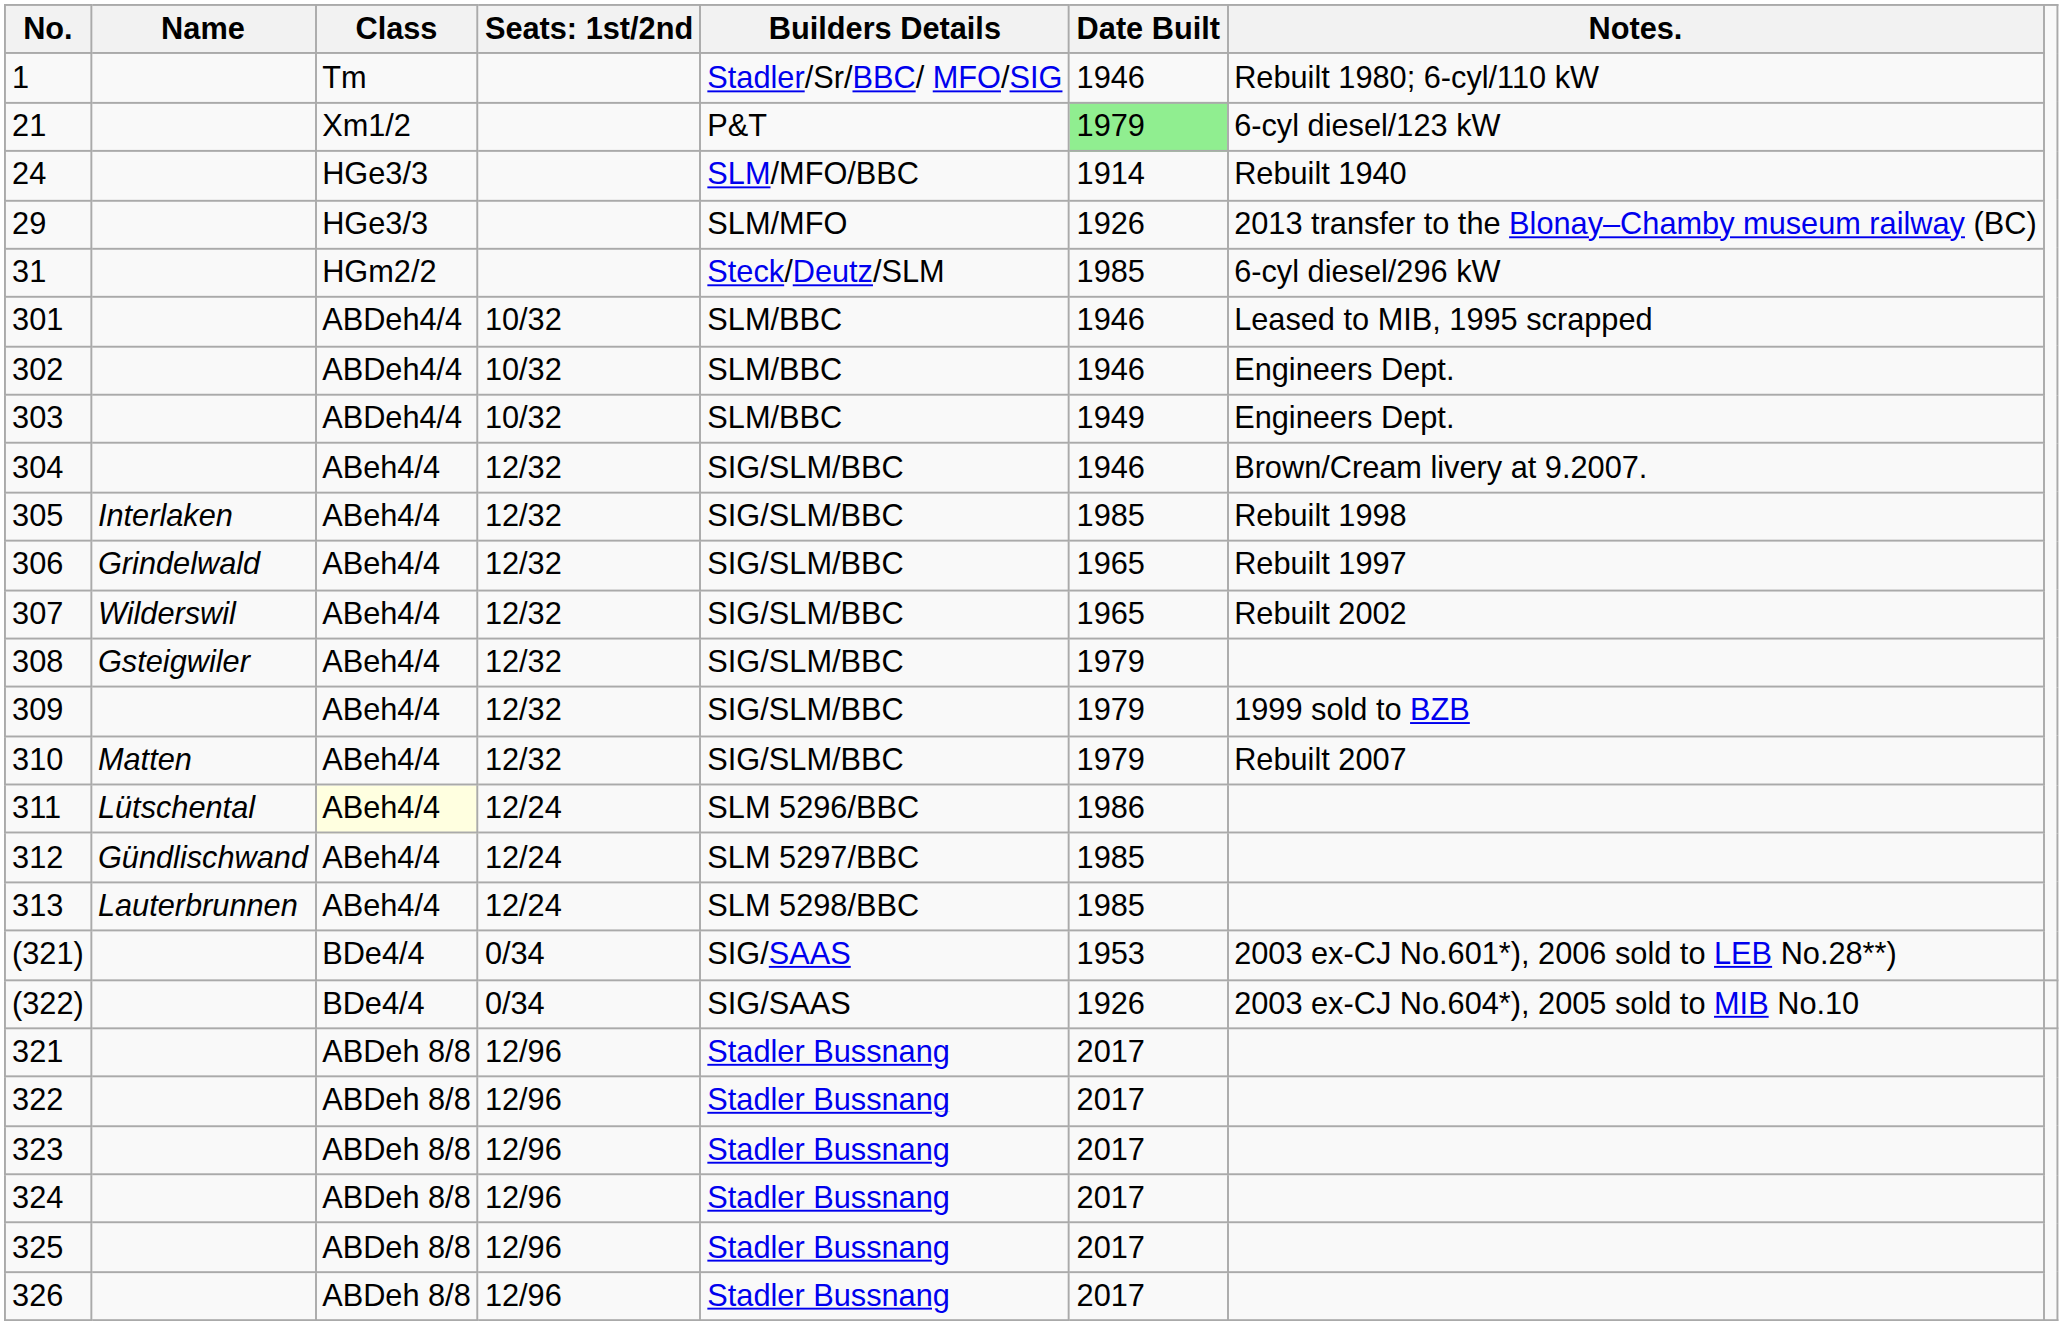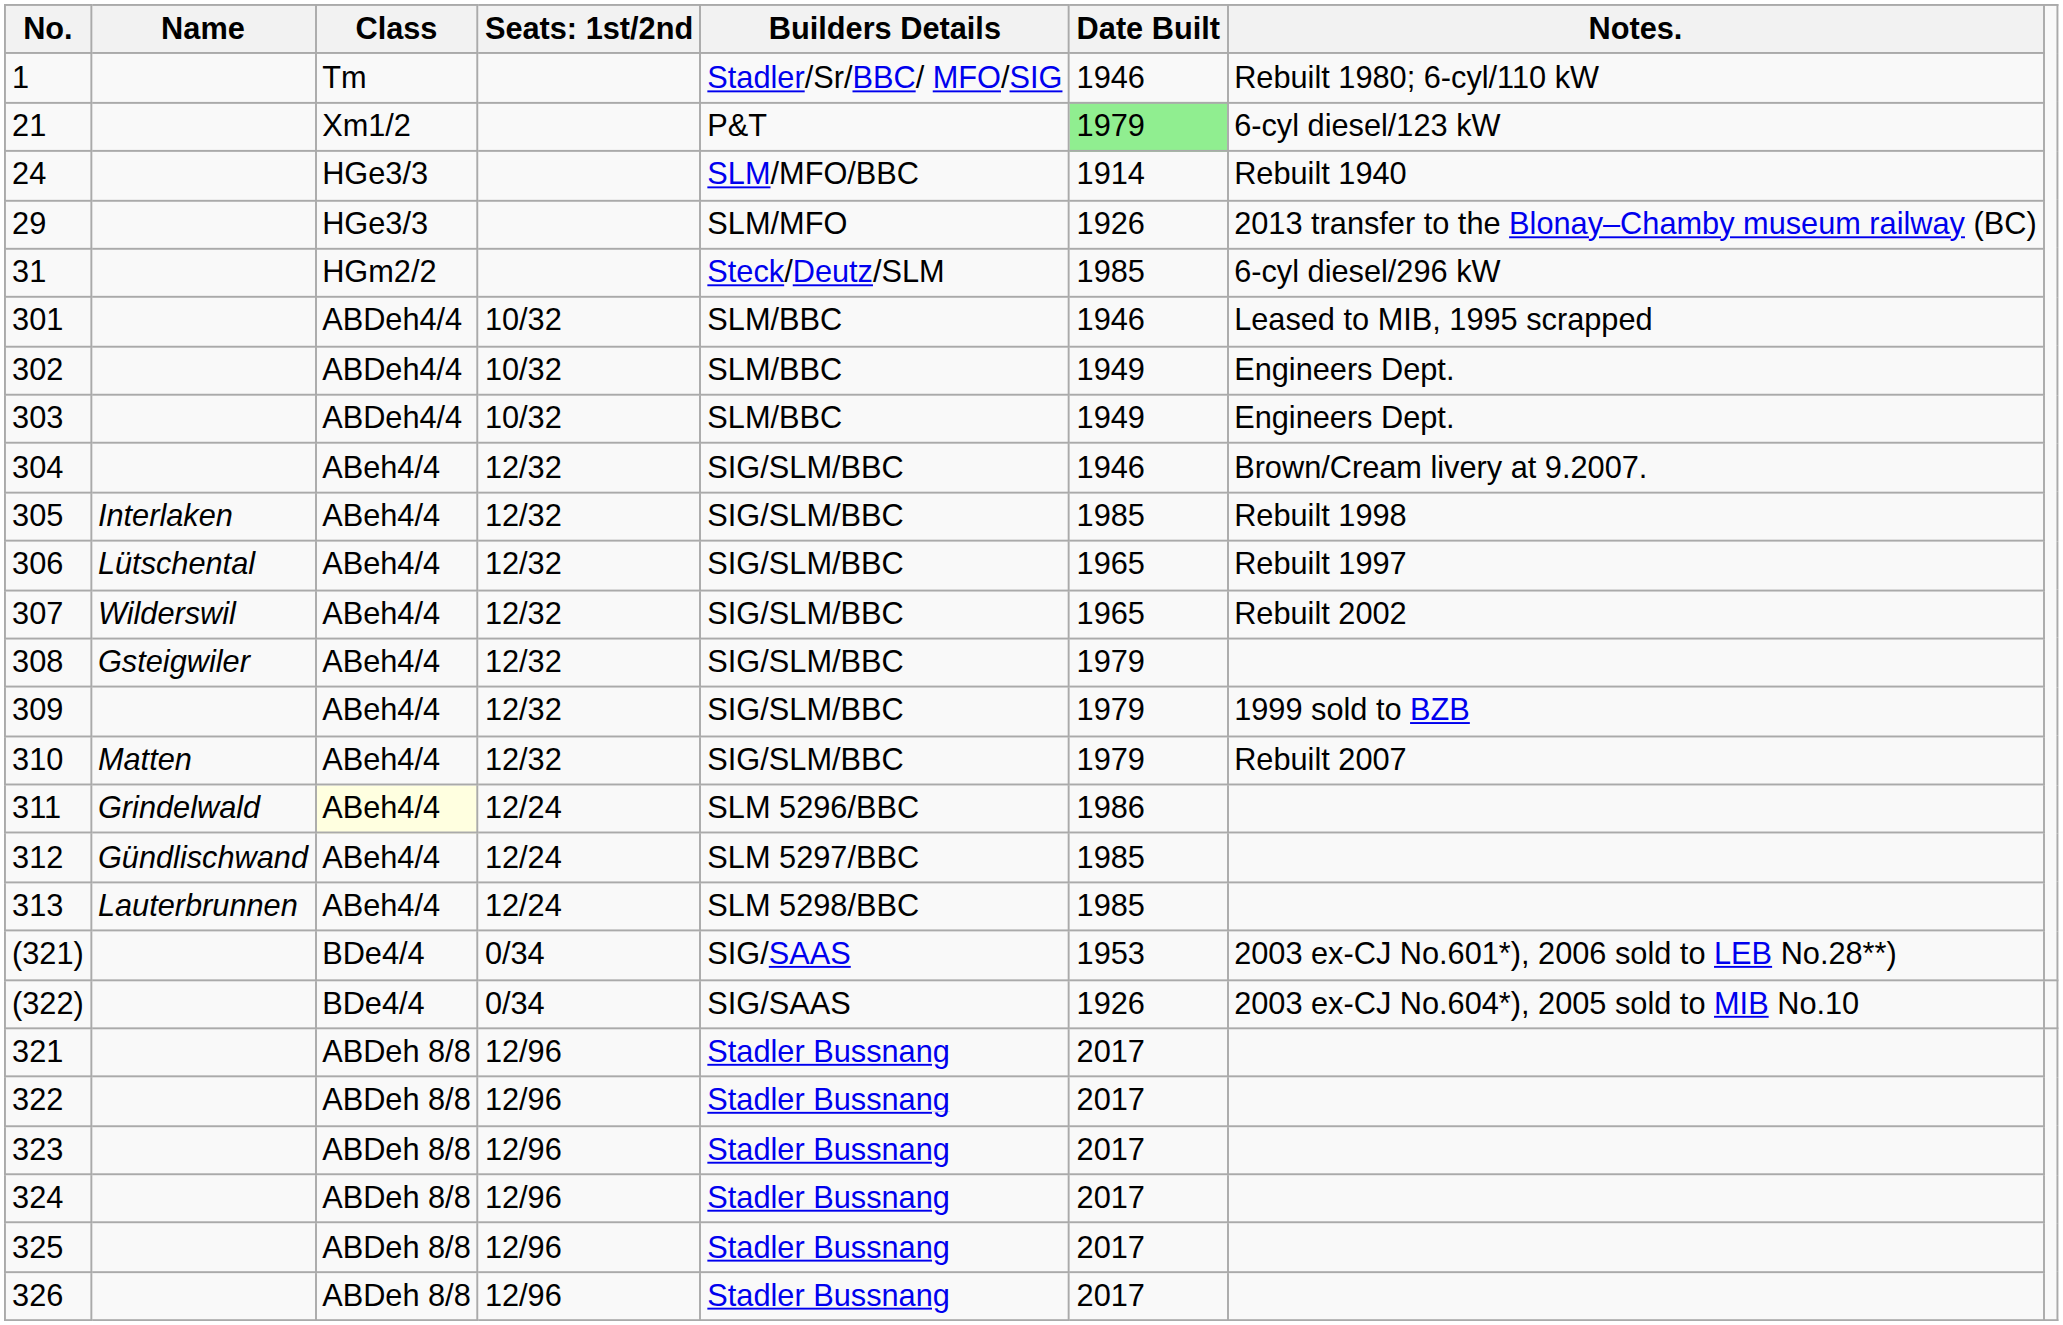(1111, 369) 1946 -> (1111, 369) 1949
(179, 564) Grindelwald -> (177, 564) Lütschental
(177, 808) Lütschental -> (179, 808) Grindelwald
